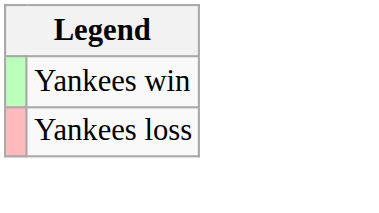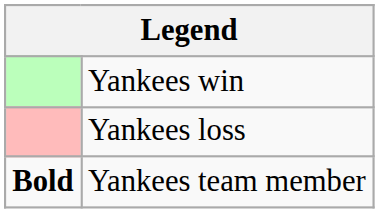+ row: (227, 181)
